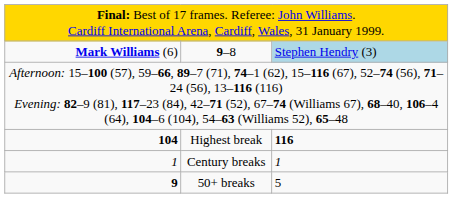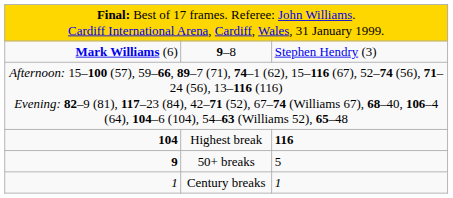(326, 51) lightblue background -> (326, 51) no background
rows swapped: (226, 161) <-> (226, 183)
